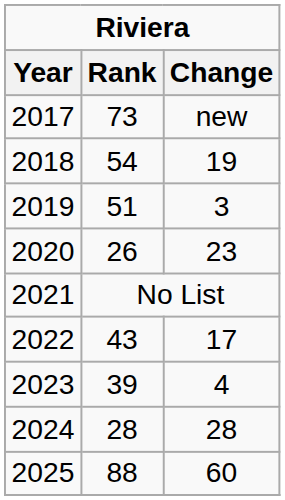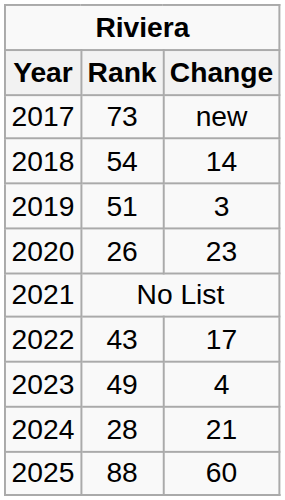(222, 161) 19 -> (222, 161) 14
(122, 384) 39 -> (122, 384) 49
(222, 429) 28 -> (222, 429) 21
